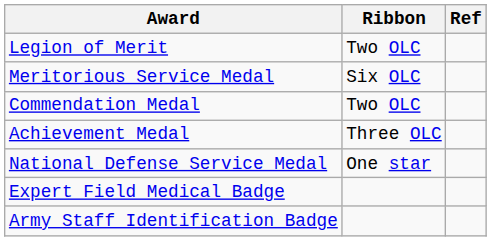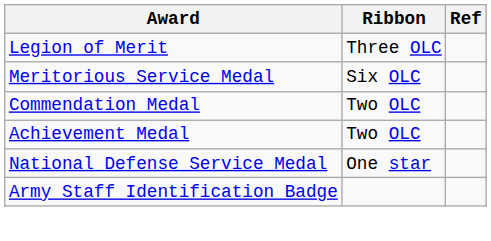(383, 48) Two OLC -> (394, 48) Three OLC
(394, 134) Three OLC -> (383, 134) Two OLC
- row: (147, 192)
